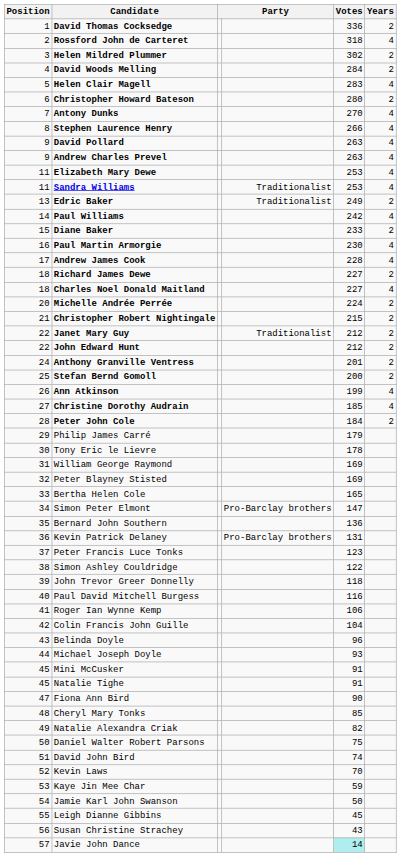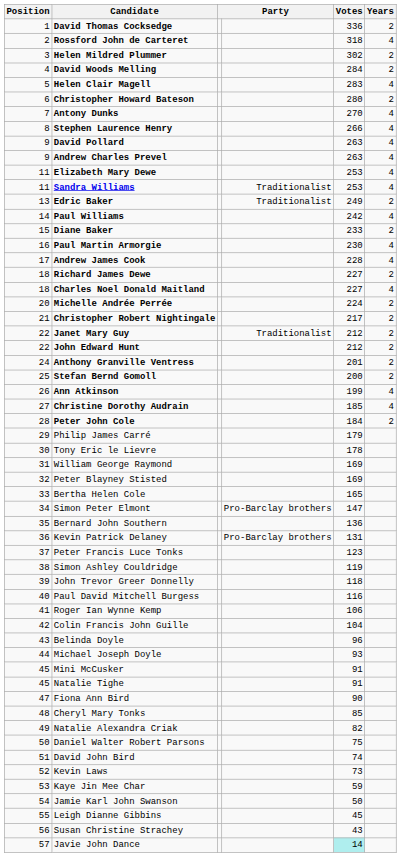(355, 319) 215 -> (355, 319) 217
(355, 567) 122 -> (355, 567) 119
(357, 772) 70 -> (357, 772) 73
